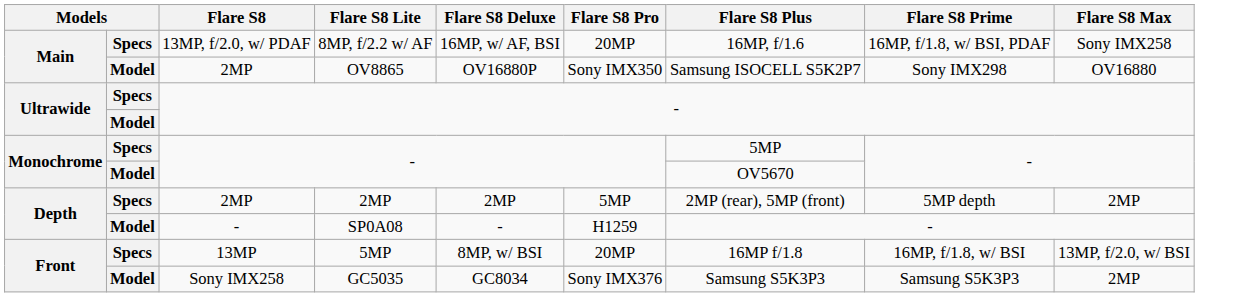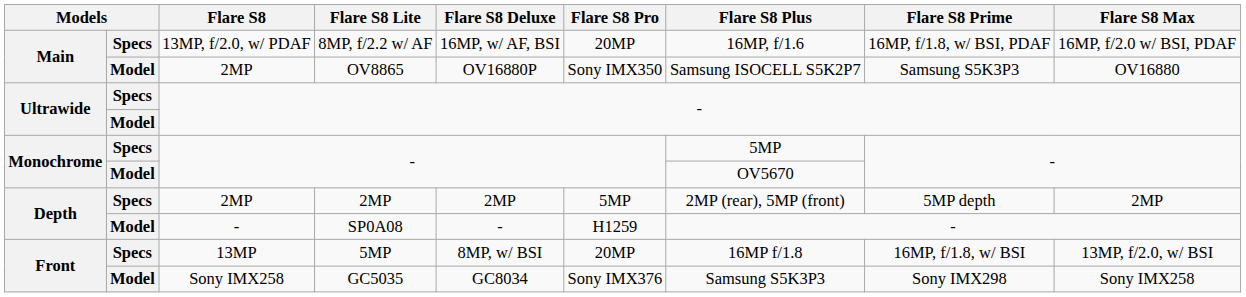(1124, 43) Sony IMX258 -> (1147, 43) 16MP, f/2.0 w/ BSI, PDAF
(959, 69) Sony IMX298 -> (959, 69) Samsung S5K3P3
(959, 278) Samsung S5K3P3 -> (959, 278) Sony IMX298
(1124, 278) 2MP -> (1147, 278) Sony IMX258
